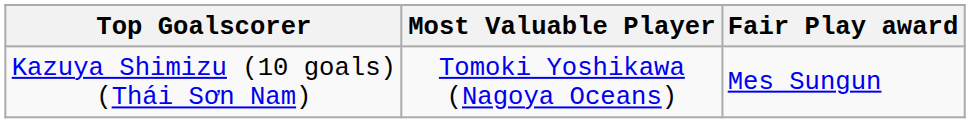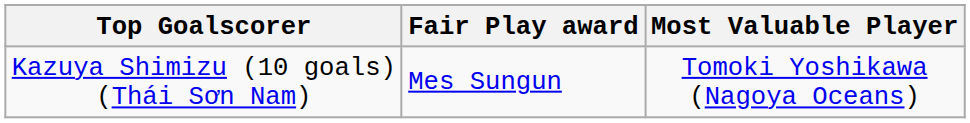columns swapped: (562, 26) <-> (843, 26)
